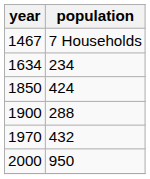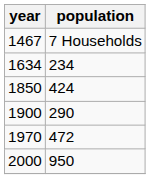(61, 112) 288 -> (61, 112) 290
(61, 137) 432 -> (61, 137) 472
